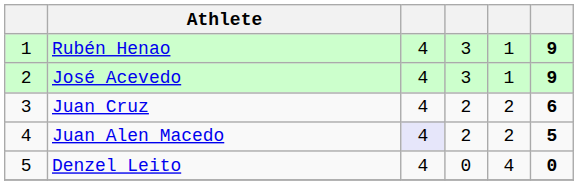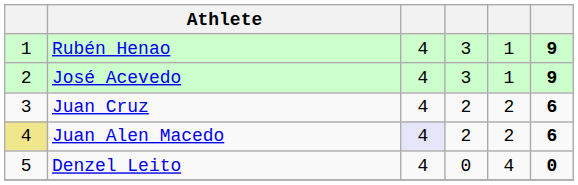(26, 136) no background -> (26, 136) khaki background
(552, 136) 5 -> (552, 136) 6
